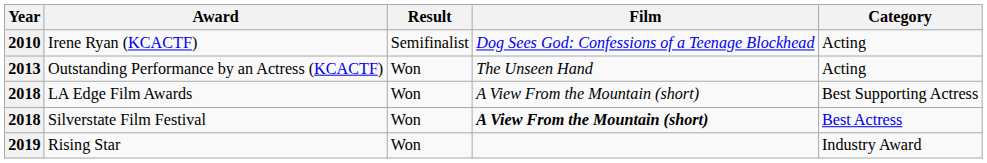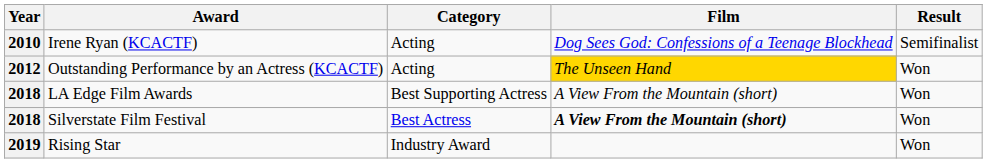columns swapped: (900, 17) <-> (430, 17)
(24, 68) 2013 -> (24, 68) 2012
(535, 68) no background -> (613, 68) gold background
